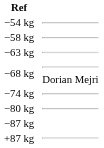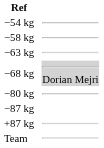(70, 76) no background -> (70, 76) lightgrey background
- row: (19, 94)
+ row: (16, 138)
